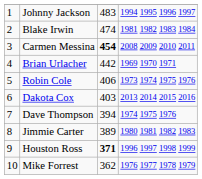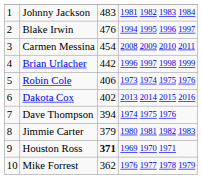(158, 13) 1994 1995 1996 1997 -> (158, 13) 1981 1982 1983 1984
(108, 30) 474 -> (108, 30) 476
(158, 30) 1981 1982 1983 1984 -> (158, 30) 1994 1995 1996 1997
(108, 47) bold -> (108, 47) normal
(148, 64) 1969 1970 1971 -> (158, 64) 1996 1997 1998 1999
(108, 98) 403 -> (108, 98) 402
(108, 132) 389 -> (108, 132) 379
(158, 149) 1996 1997 1998 1999 -> (148, 149) 1969 1970 1971
